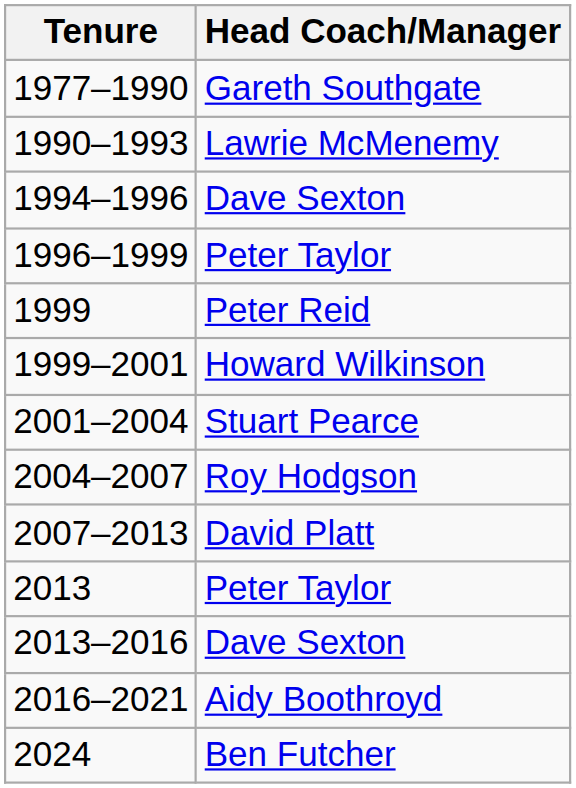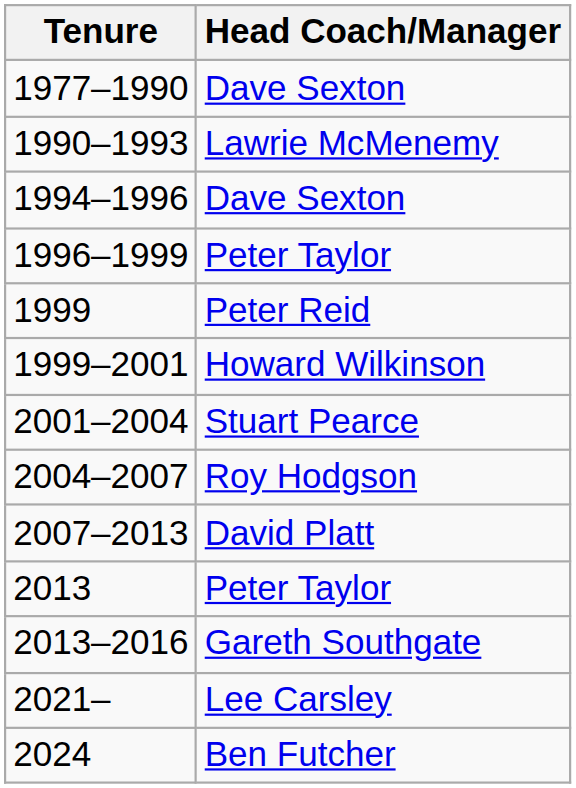(343, 87) Gareth Southgate -> (305, 87) Dave Sexton
(305, 643) Dave Sexton -> (343, 643) Gareth Southgate
- row: (101, 699)
+ row: (62, 699)
